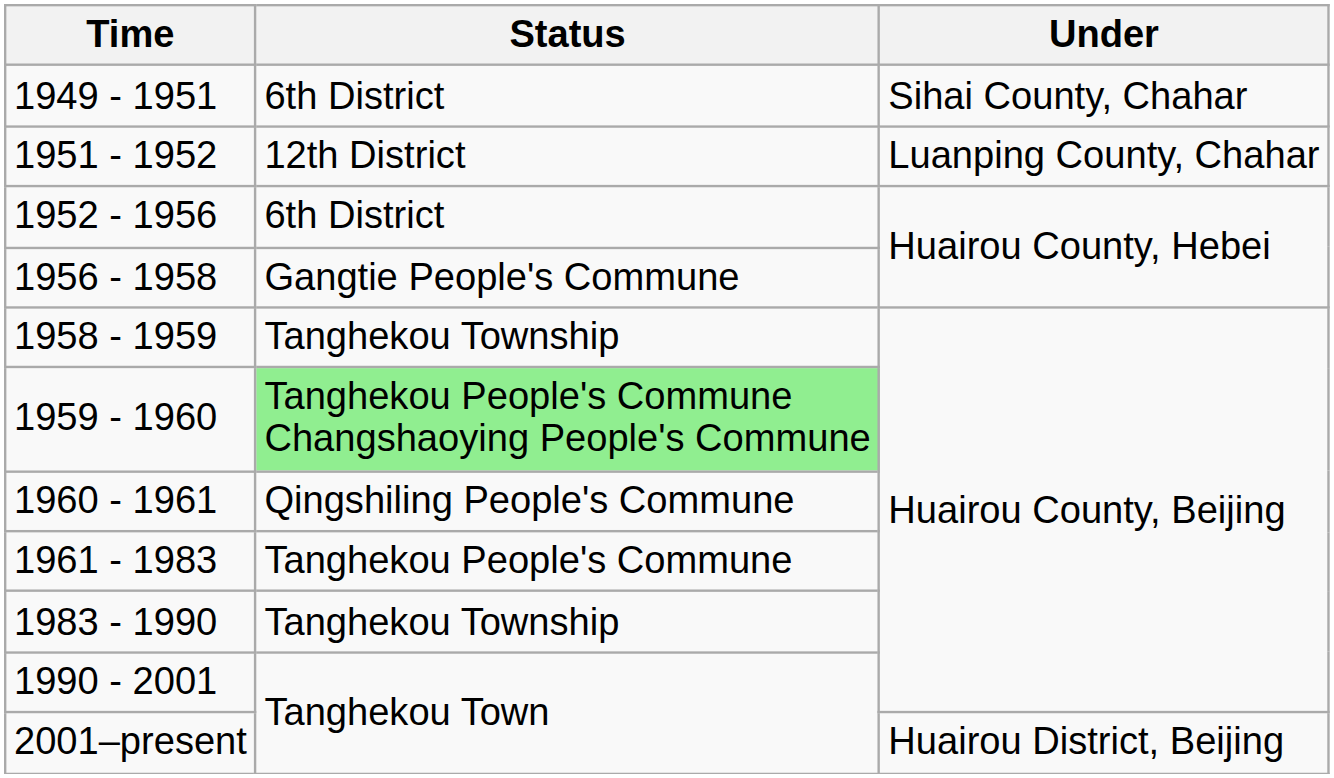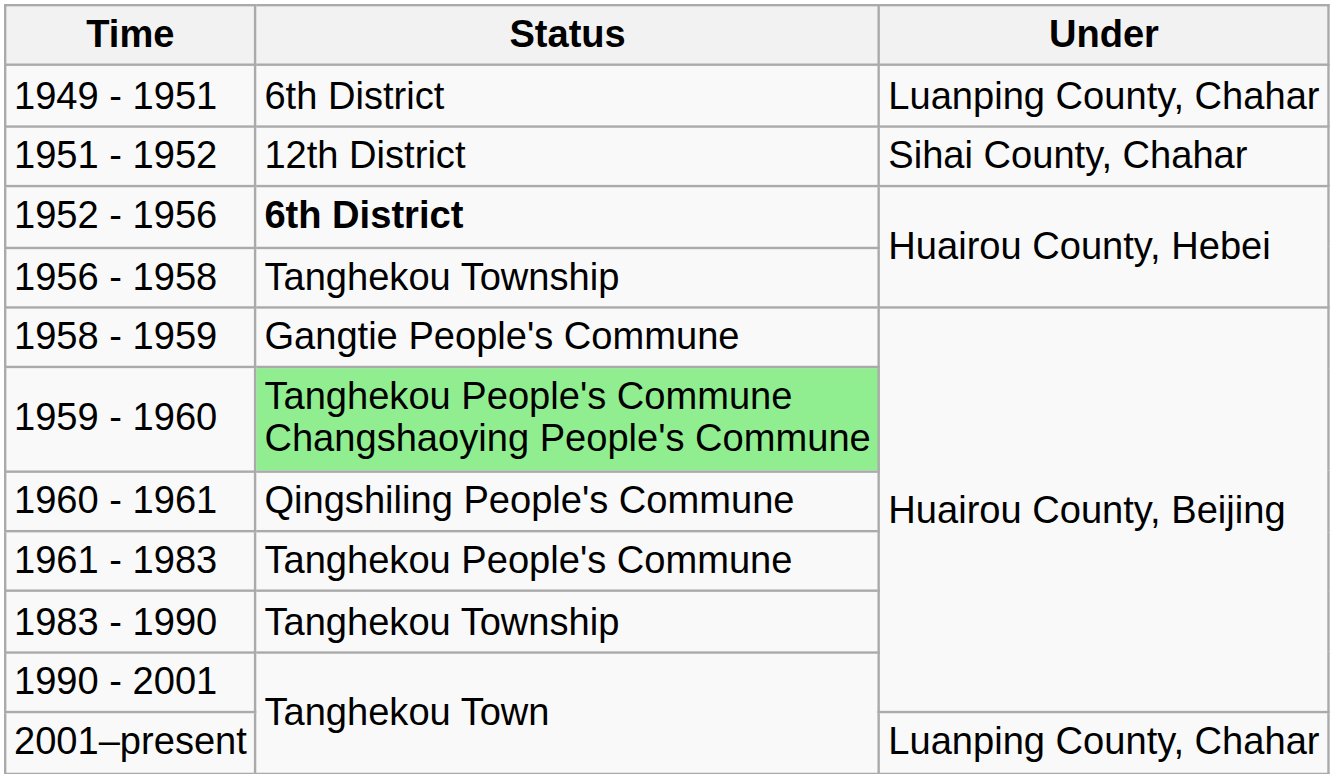(1068, 95) Sihai County, Chahar -> (1104, 95) Luanping County, Chahar
(1104, 155) Luanping County, Chahar -> (1068, 155) Sihai County, Chahar
(354, 215) normal -> (364, 215) bold
(502, 276) Gangtie People's Commune -> (442, 276) Tanghekou Township
(442, 336) Tanghekou Township -> (502, 336) Gangtie People's Commune
(1086, 741) Huairou District, Beijing -> (1104, 741) Luanping County, Chahar
